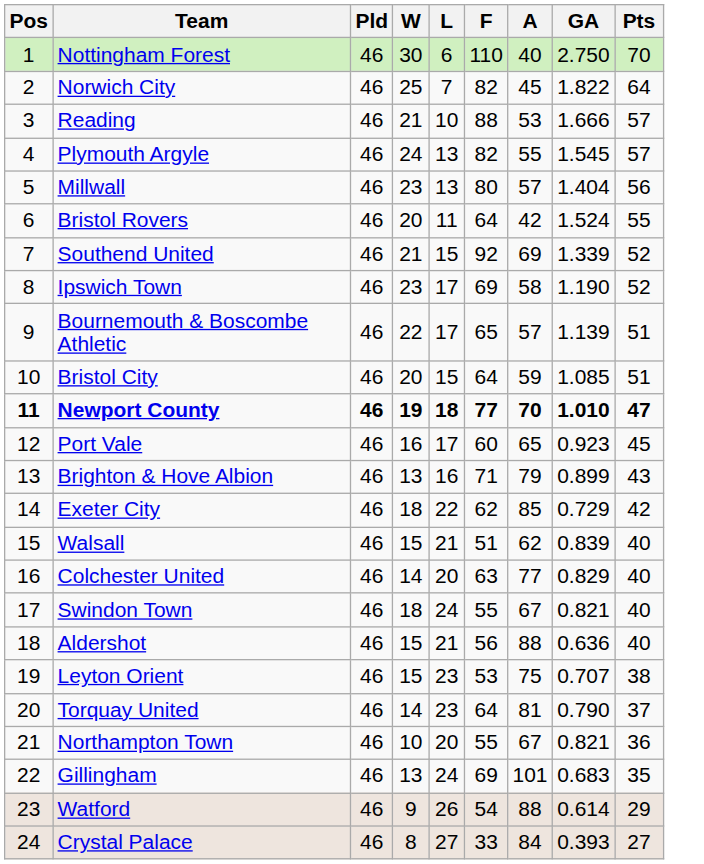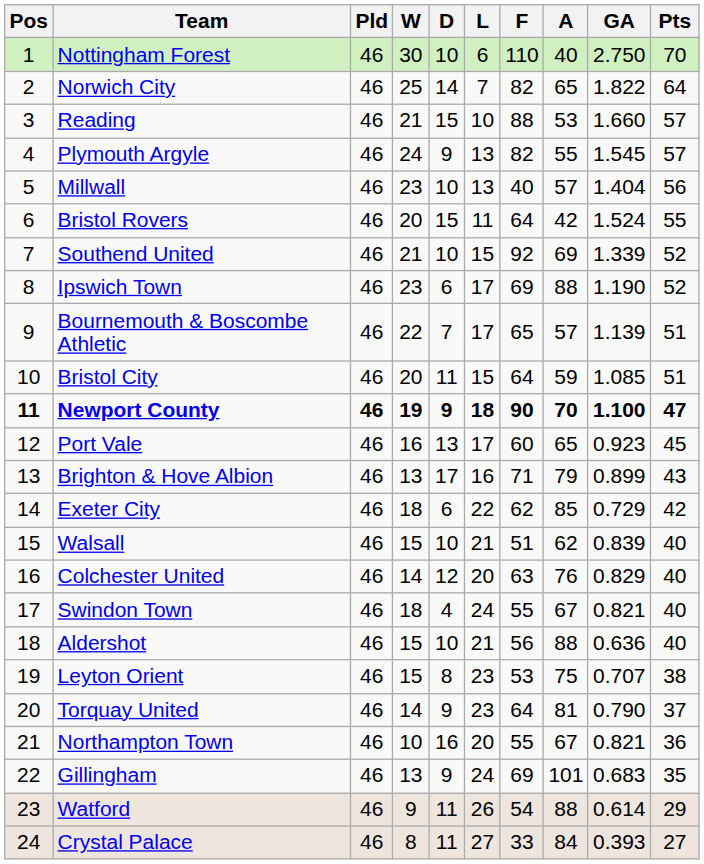+ column: (447, 21)
(530, 87) 45 -> (566, 87) 65
(583, 120) 1.666 -> (619, 120) 1.660
(486, 187) 80 -> (522, 187) 40
(530, 287) 58 -> (566, 287) 88
(486, 410) 77 -> (522, 410) 90
(583, 410) 1.010 -> (619, 410) 1.100
(530, 576) 77 -> (566, 576) 76
